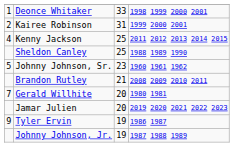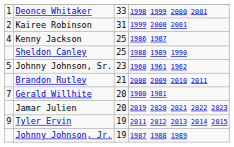(179, 39) 2011 2012 2013 2014 2015 -> (148, 39) 1986 1987
(148, 121) 1986 1987 -> (179, 121) 2011 2012 2013 2014 2015
